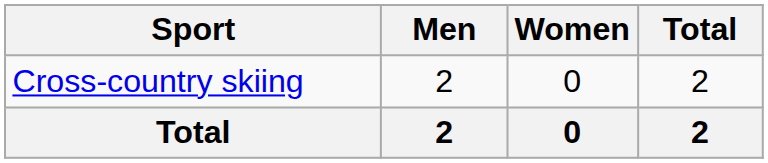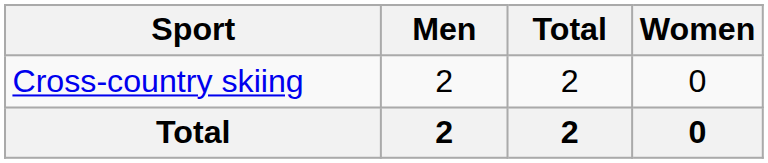columns swapped: (572, 30) <-> (700, 30)
